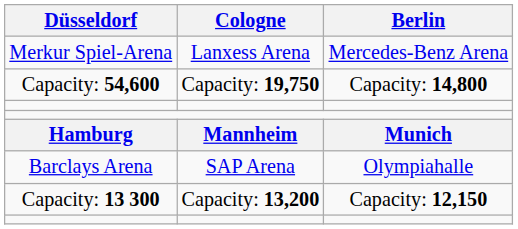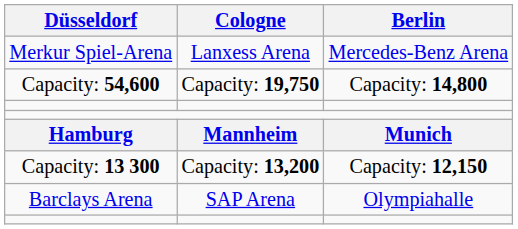rows swapped: (91, 166) <-> (91, 198)
